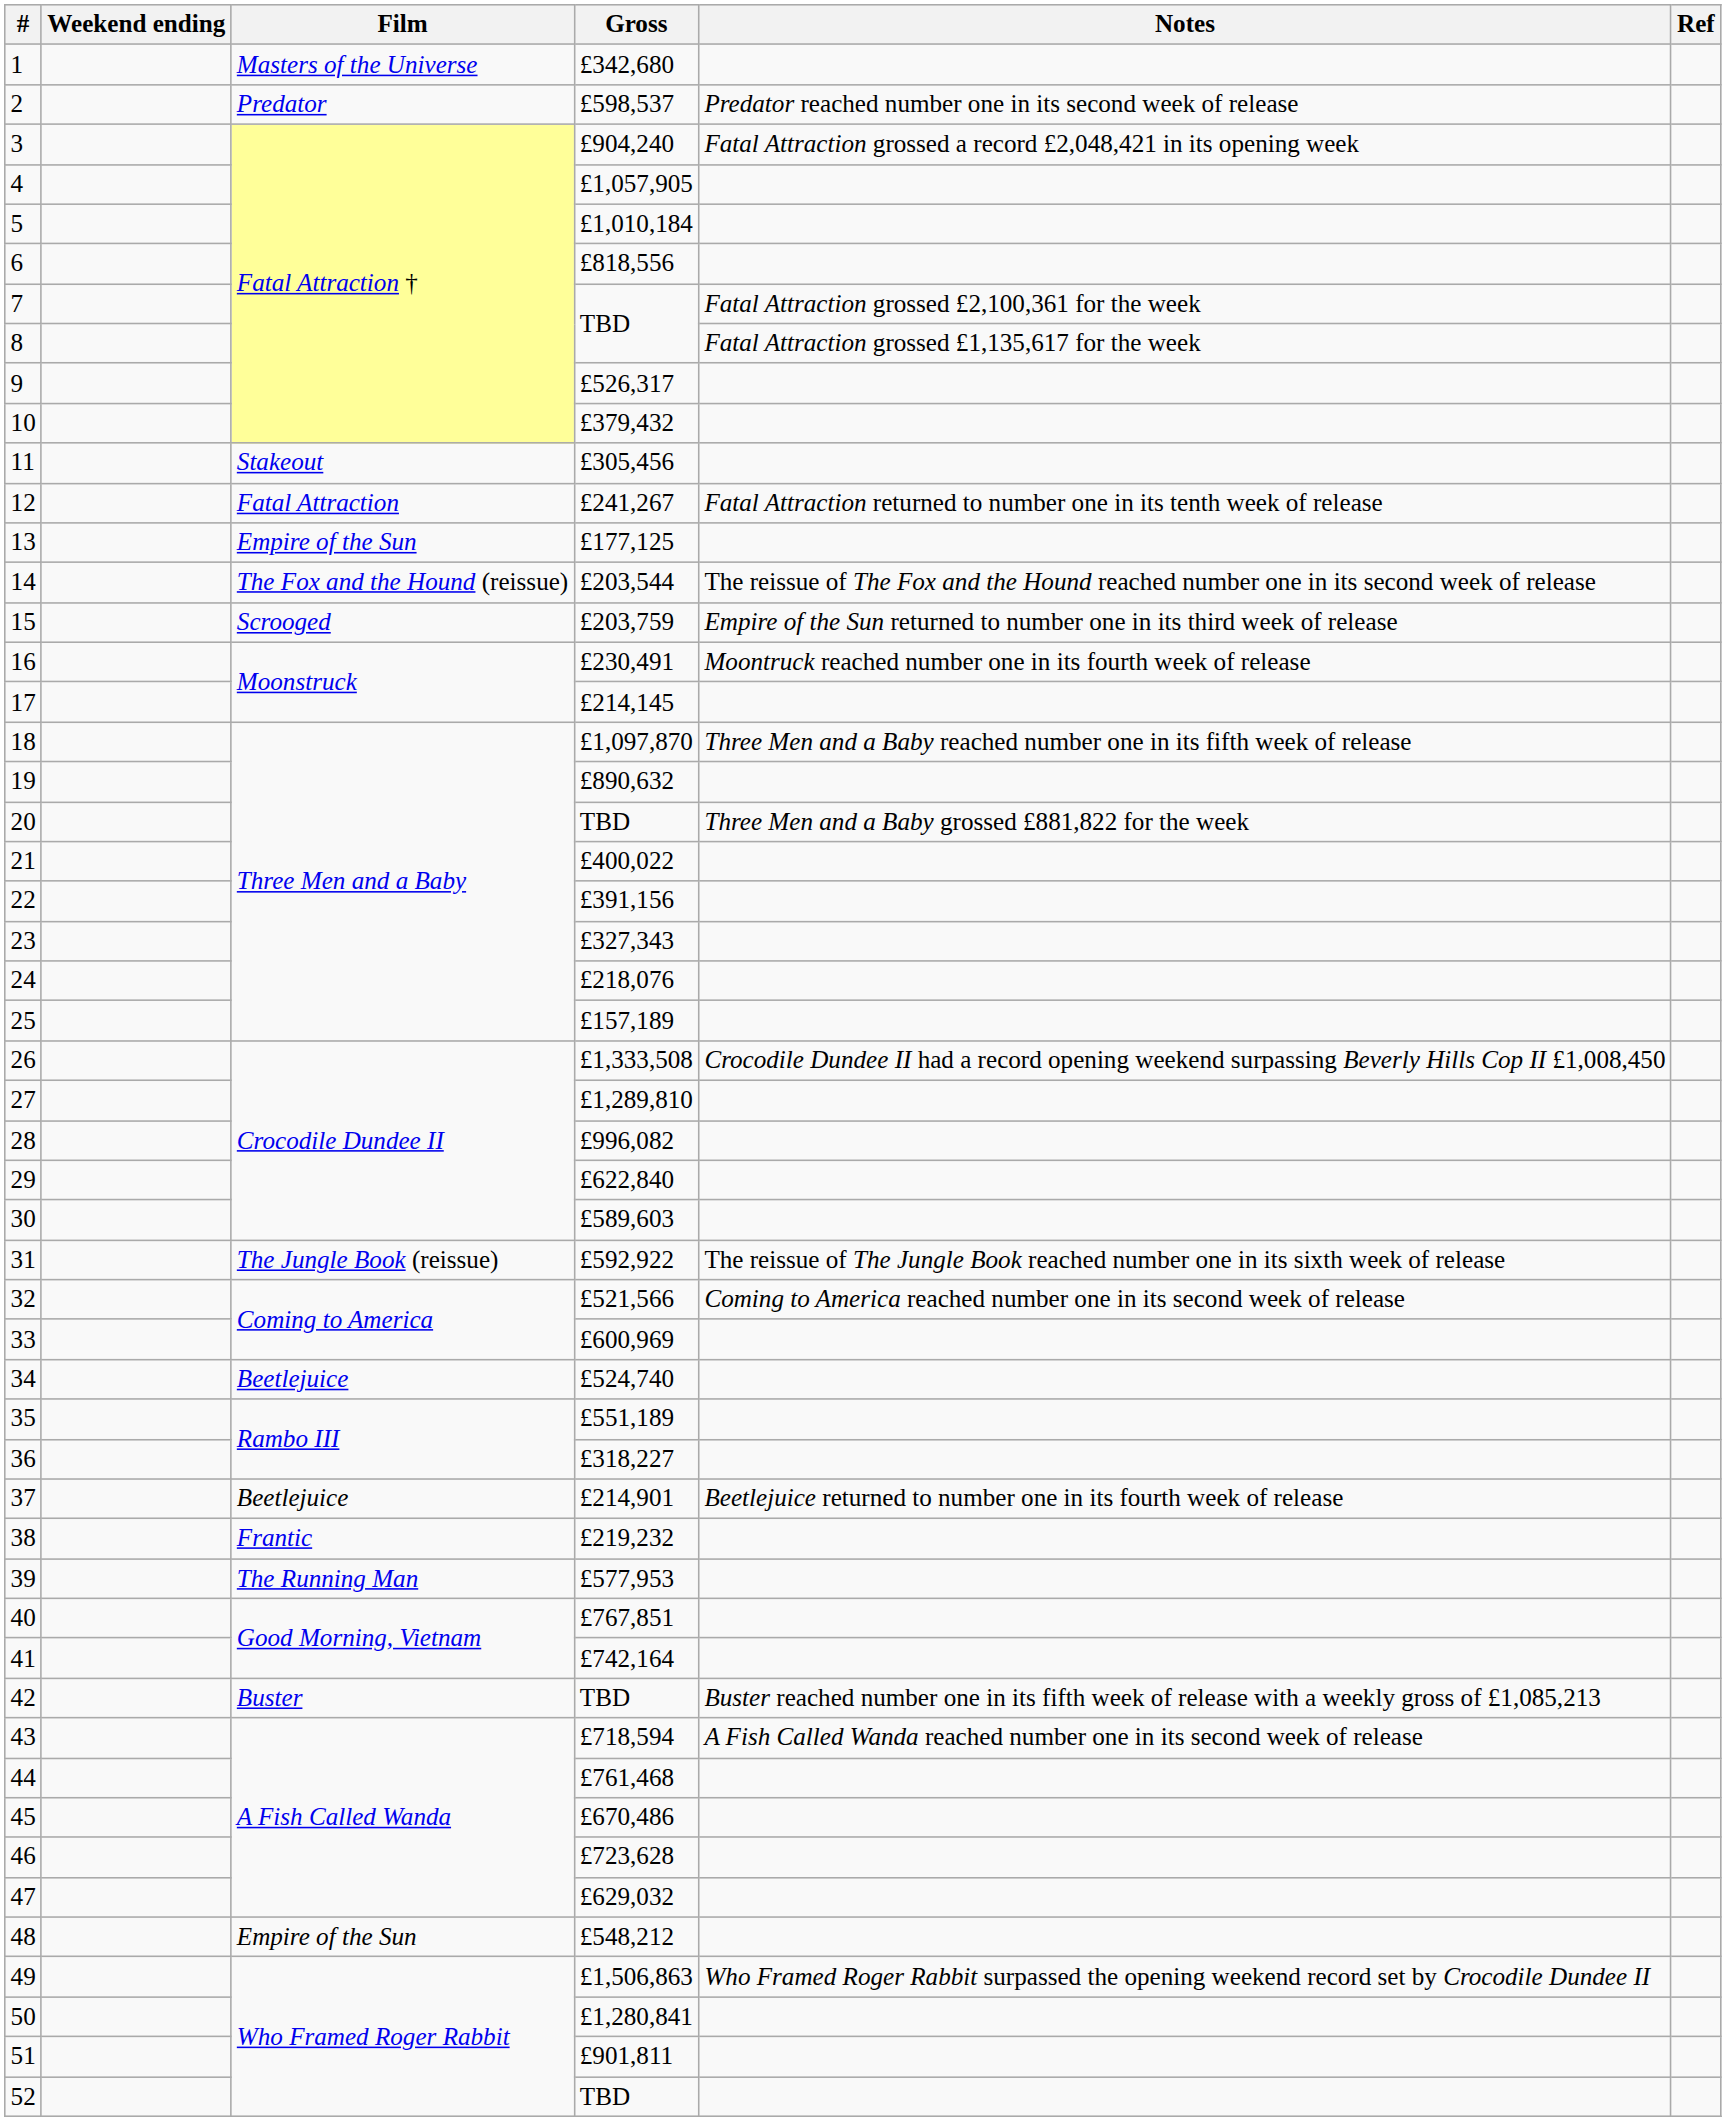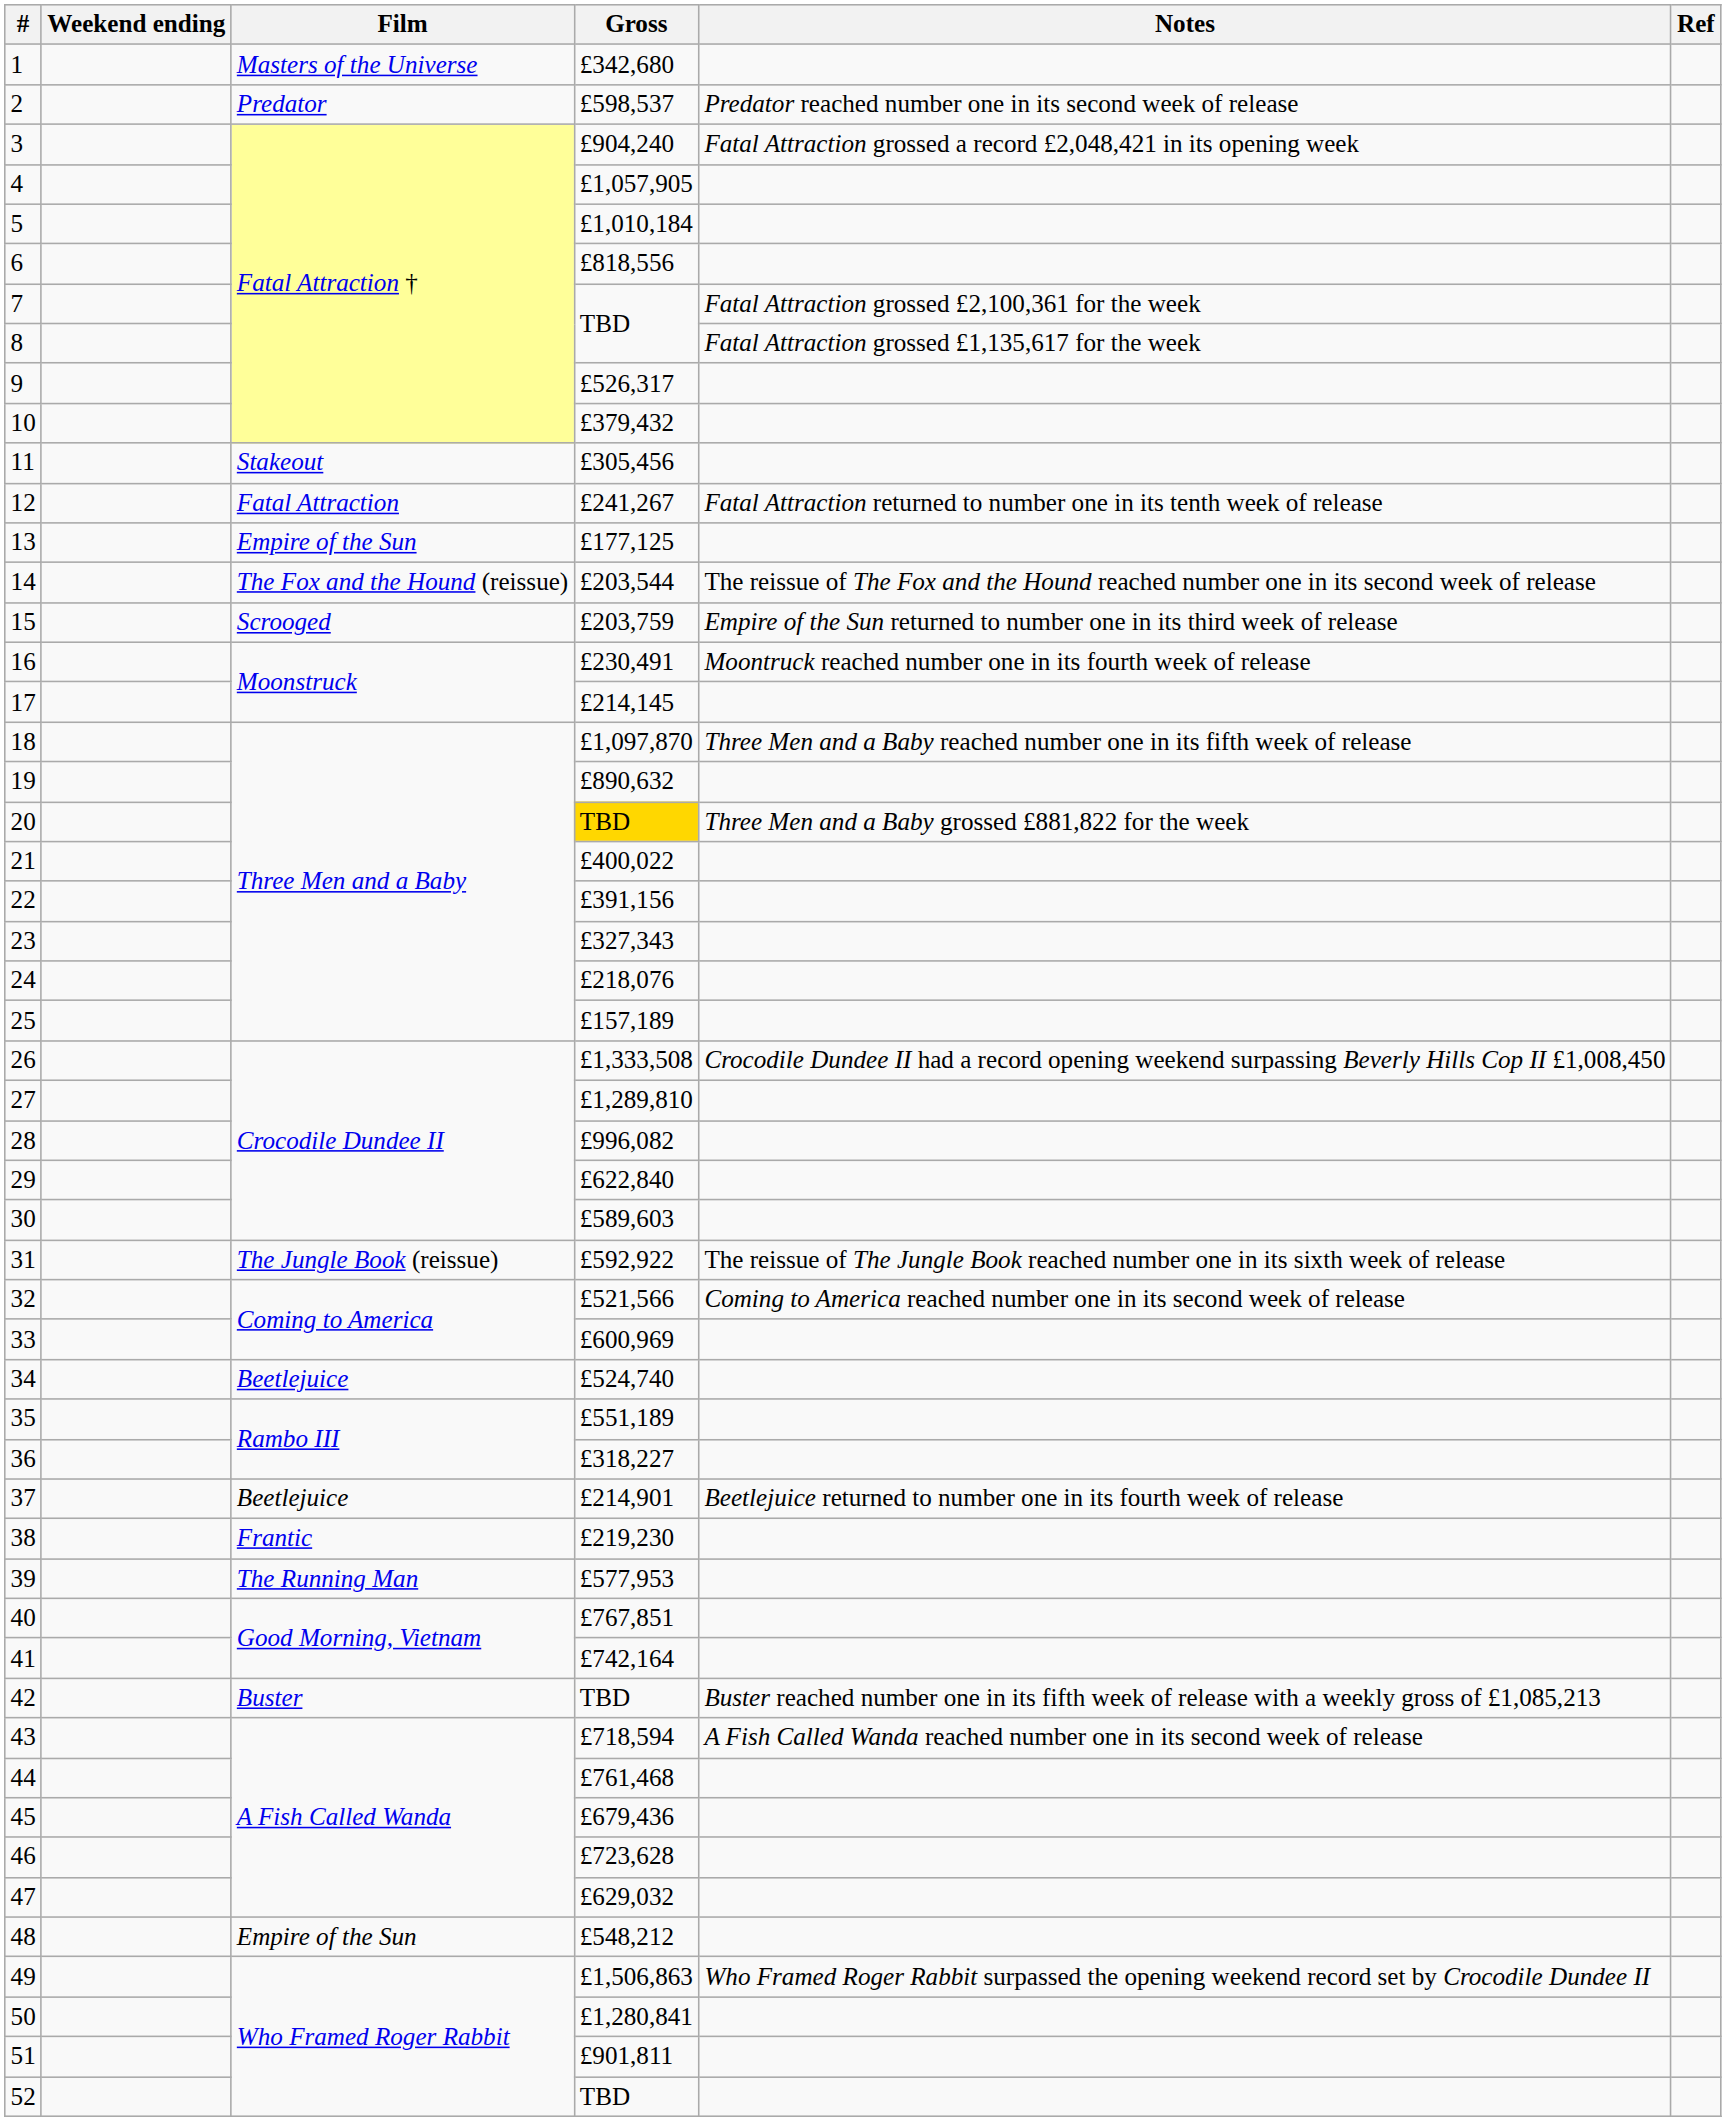(605, 821) no background -> (605, 821) gold background
(627, 1538) £219,232 -> (627, 1538) £219,230
(627, 1817) £670,486 -> (627, 1817) £679,436
